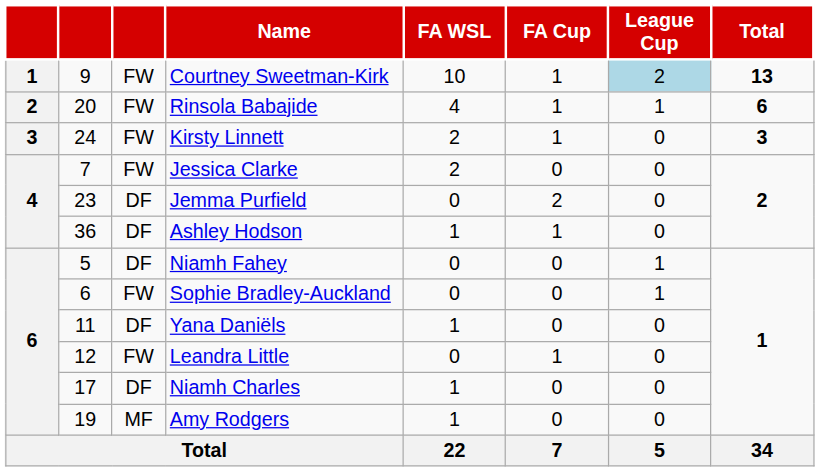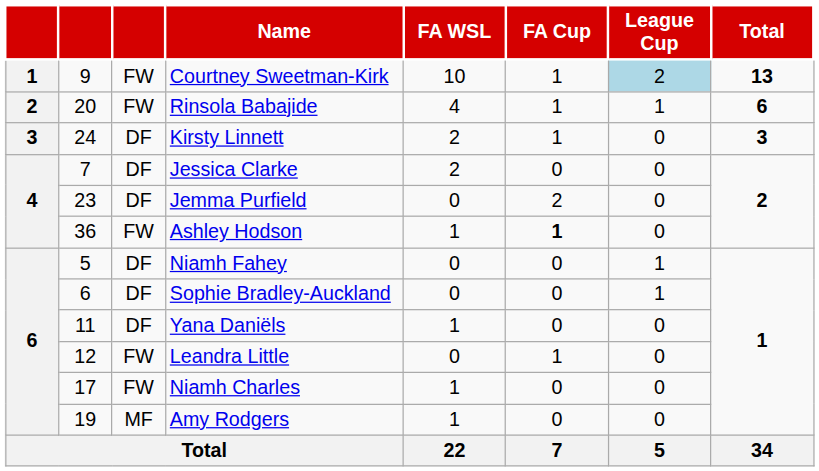(139, 138) FW -> (139, 138) DF
(139, 169) FW -> (139, 169) DF
(139, 231) DF -> (139, 231) FW
(557, 231) normal -> (557, 231) bold
(139, 294) FW -> (139, 294) DF
(139, 388) DF -> (139, 388) FW
